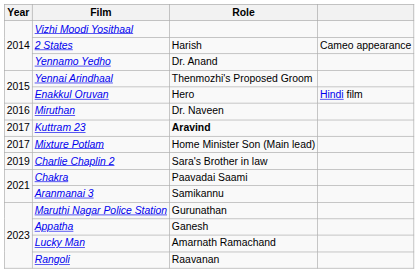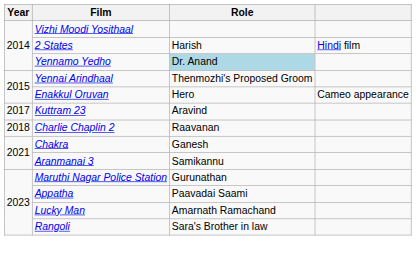(366, 45) Cameo appearance -> (339, 45) Hindi film
(195, 62) no background -> (195, 62) lightblue background
(341, 95) Hindi film -> (363, 95) Cameo appearance
- row: (55, 111)
(191, 128) bold -> (189, 111) normal
- row: (69, 144)
(18, 161) 2019 -> (18, 128) 2018
(220, 161) Sara's Brother in law -> (196, 128) Raavanan
(210, 177) Paavadai Saami -> (190, 144) Ganesh
(190, 227) Ganesh -> (210, 194) Paavadai Saami
(196, 260) Raavanan -> (220, 227) Sara's Brother in law
